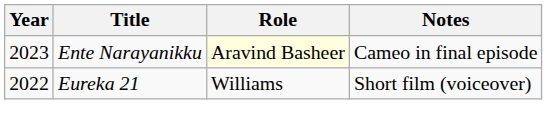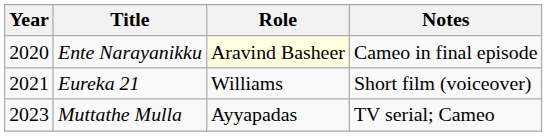(29, 51) 2023 -> (29, 51) 2020
(29, 83) 2022 -> (29, 83) 2021
+ row: (120, 114)
